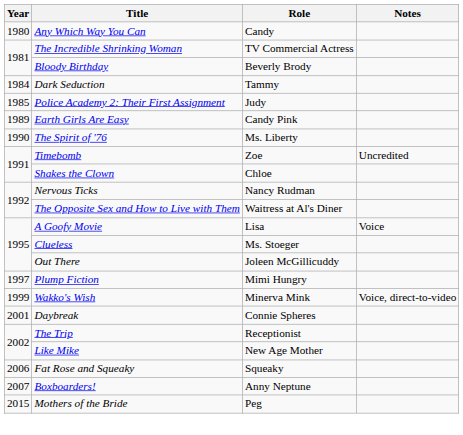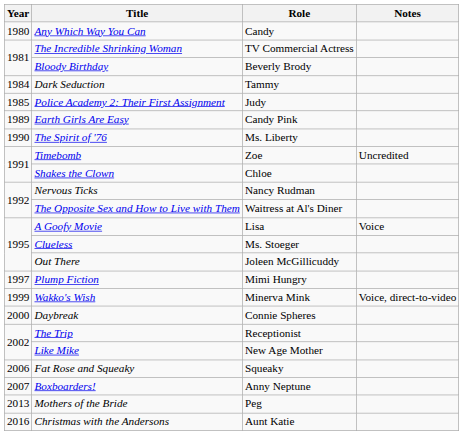(18, 315) 2001 -> (18, 315) 2000
(18, 404) 2015 -> (18, 404) 2013
+ row: (102, 421)
